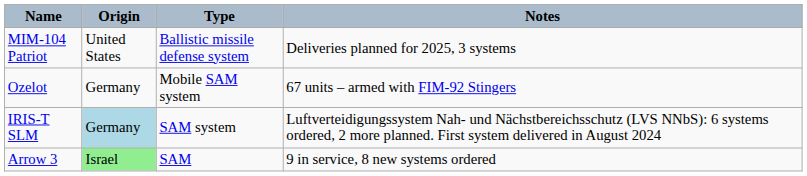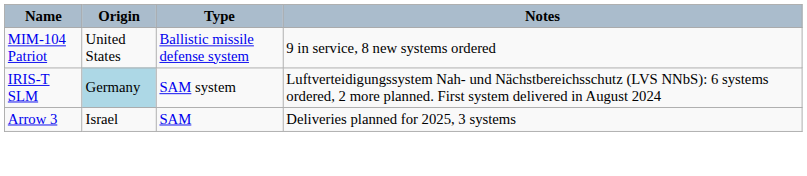(401, 47) Deliveries planned for 2025, 3 systems -> (391, 47) 9 in service, 8 new systems ordered
- row: (27, 87)
(102, 159) lightgreen background -> (102, 119) no background
(391, 159) 9 in service, 8 new systems ordered -> (401, 119) Deliveries planned for 2025, 3 systems
